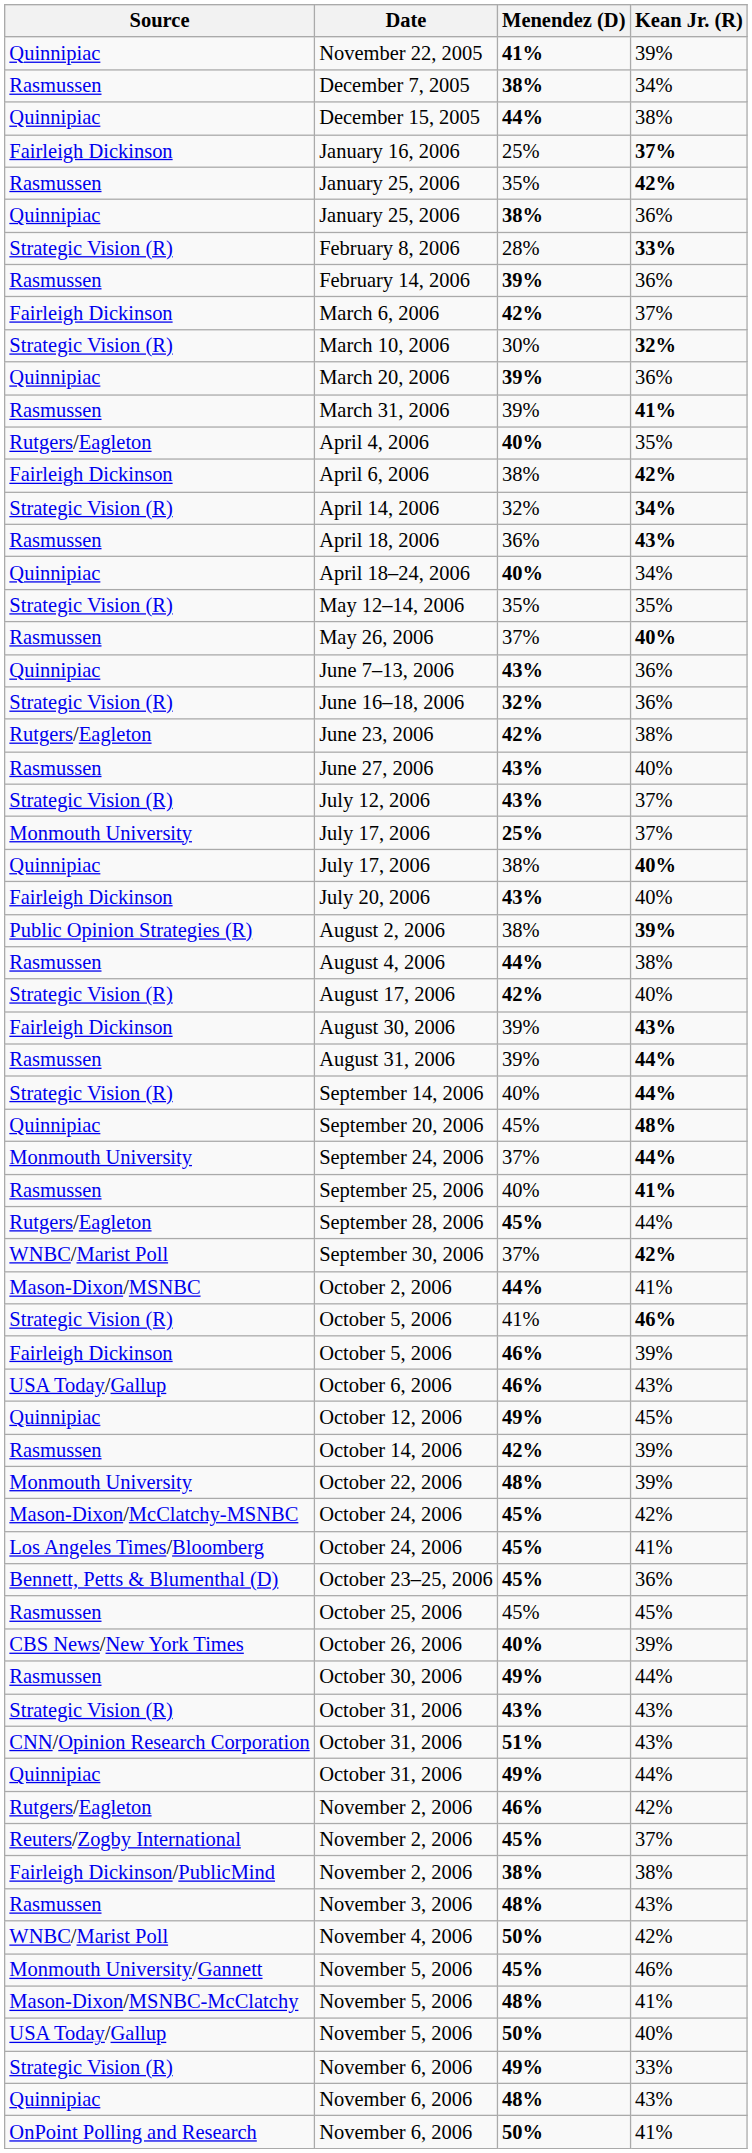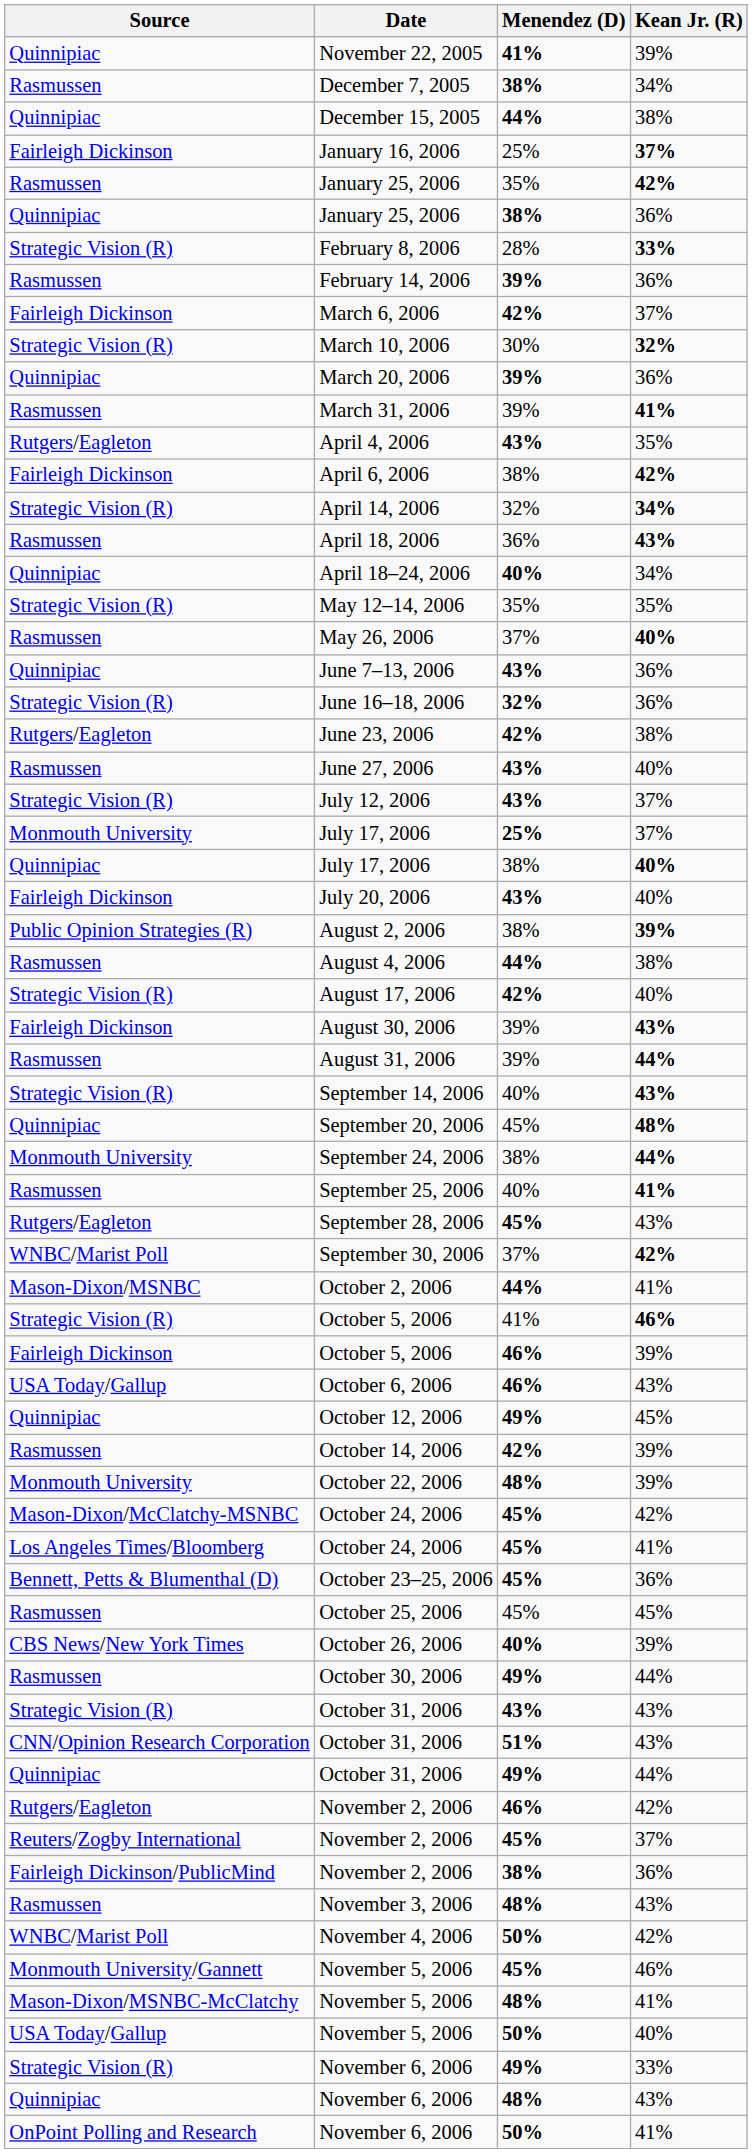(523, 442) 40% -> (523, 442) 43%
(655, 1092) 44% -> (655, 1092) 43%
(521, 1157) 37% -> (521, 1157) 38%
(654, 1222) 44% -> (654, 1222) 43%
(654, 1872) 38% -> (654, 1872) 36%
